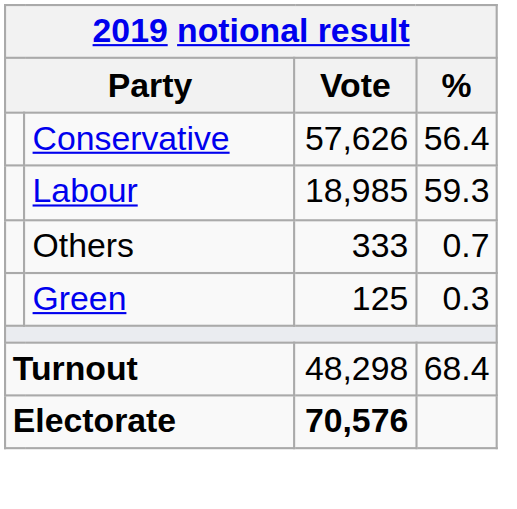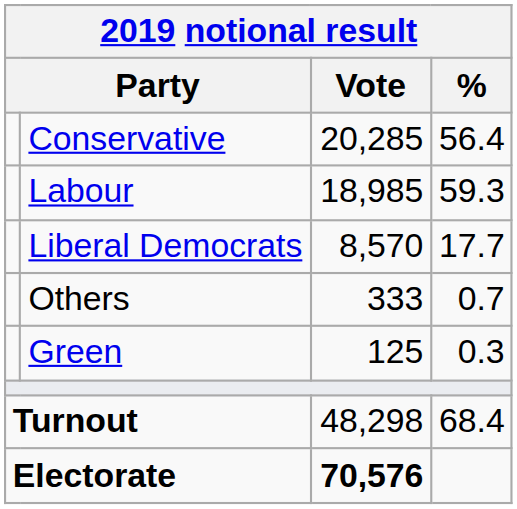(357, 138) 57,626 -> (372, 138) 20,285
+ row: (165, 245)
